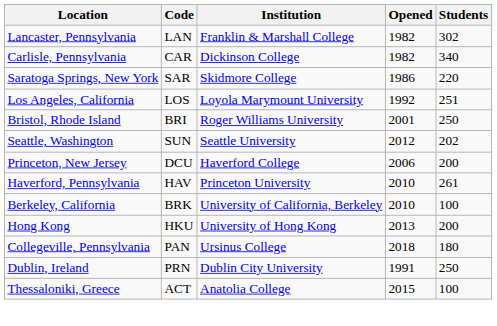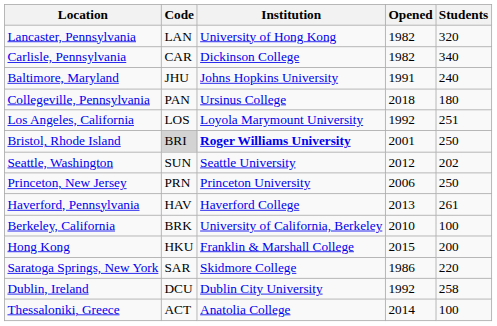(277, 36) Franklin & Marshall College -> (268, 36) University of Hong Kong
(449, 36) 302 -> (449, 36) 320
+ row: (63, 78)
rows swapped: (83, 78) <-> (79, 246)
(176, 120) no background -> (176, 141) lightgrey background
(272, 120) normal -> (275, 141) bold
(178, 162) DCU -> (177, 183) PRN
(250, 162) Haverford College -> (255, 183) Princeton University
(449, 162) 200 -> (449, 183) 250
(255, 183) Princeton University -> (250, 204) Haverford College
(402, 183) 2010 -> (402, 204) 2013
(268, 225) University of Hong Kong -> (277, 246) Franklin & Marshall College
(402, 225) 2013 -> (402, 246) 2015
(177, 267) PRN -> (178, 288) DCU
(402, 267) 1991 -> (402, 288) 1992
(449, 267) 250 -> (449, 288) 258
(402, 288) 2015 -> (402, 309) 2014
